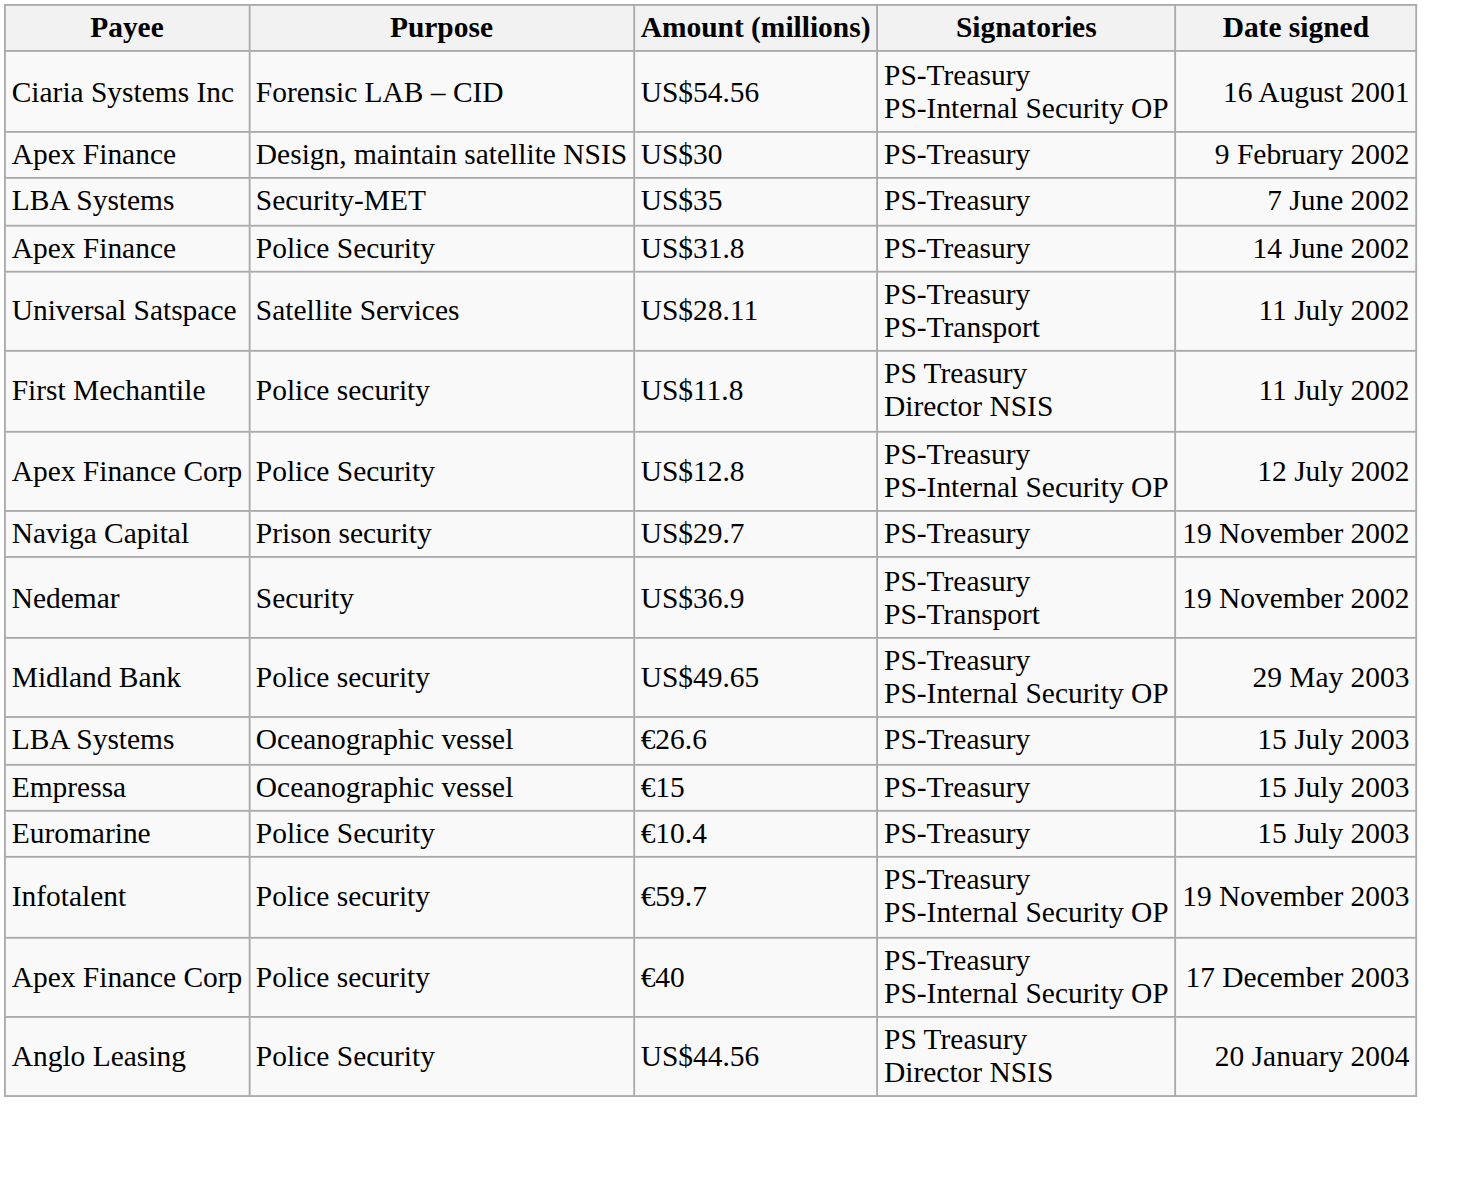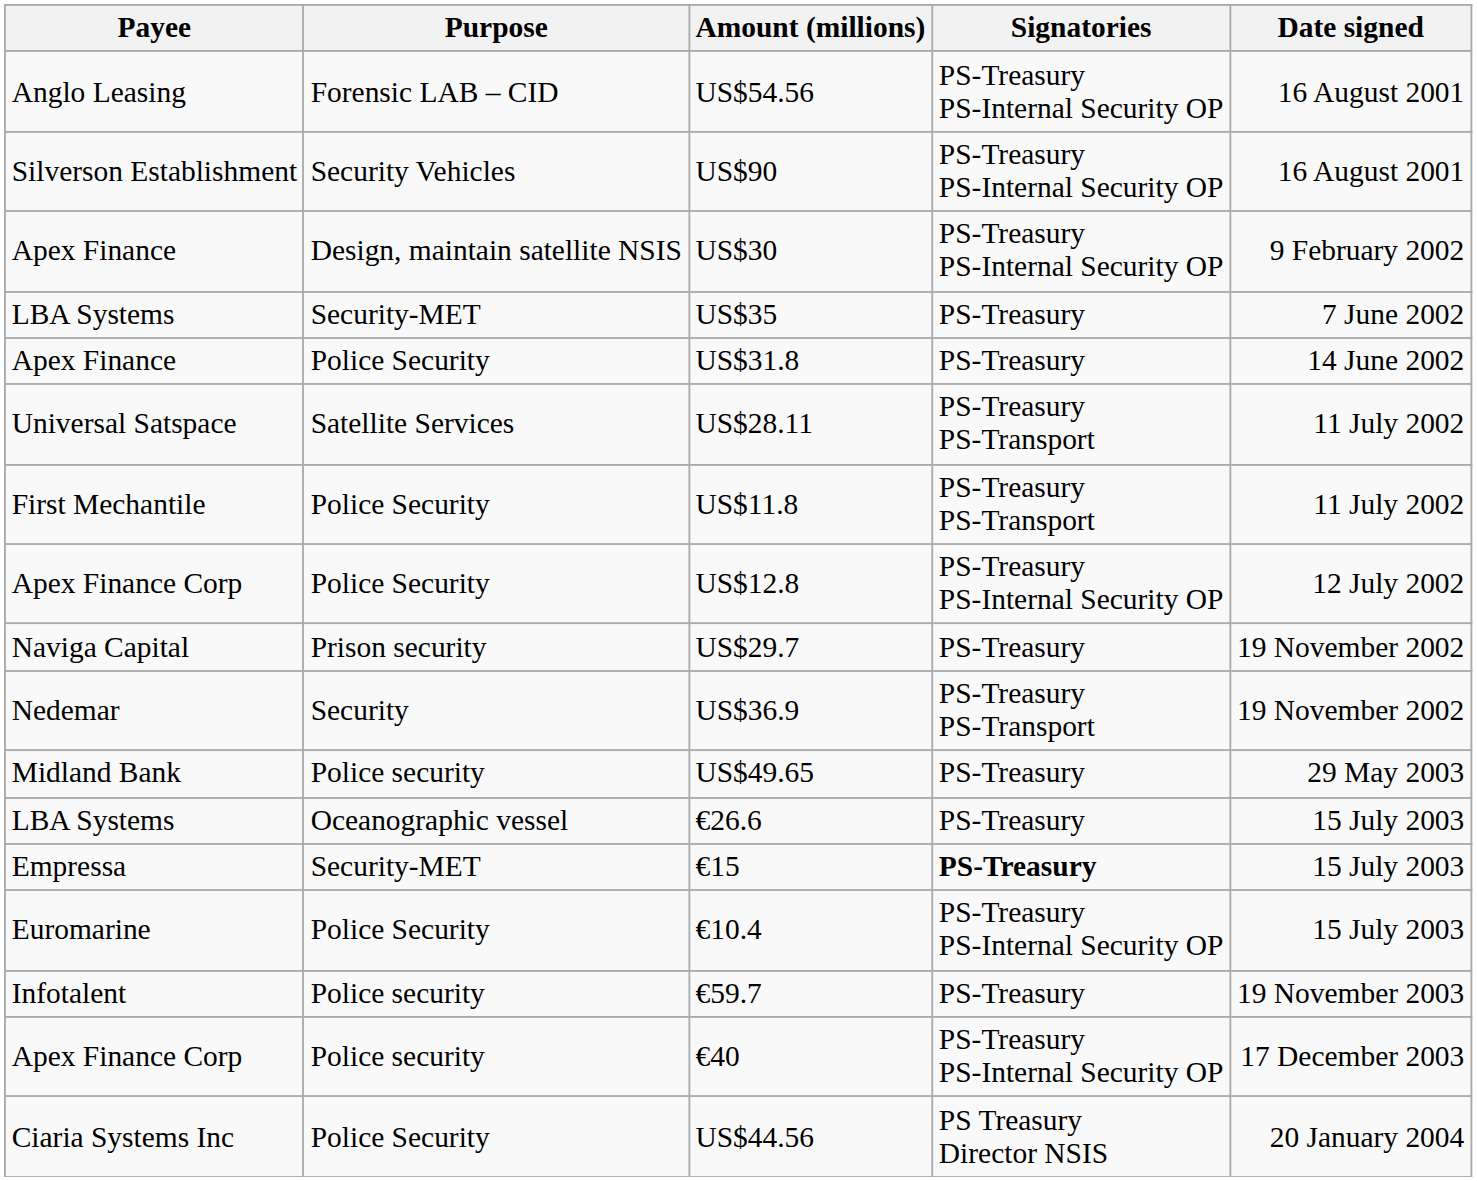(123, 91) Ciaria Systems Inc -> (99, 91) Anglo Leasing
+ row: (736, 170)
(957, 154) PS-Treasury -> (1081, 250) PS-Treasury PS-Internal Security OP
(343, 390) Police security -> (400, 503) Police Security
(969, 390) PS Treasury Director NSIS -> (1017, 503) PS-Treasury PS-Transport
(1026, 676) PS-Treasury PS-Internal Security OP -> (1012, 773) PS-Treasury
(385, 786) Oceanographic vessel -> (396, 866) Security-MET
(957, 786) normal -> (1018, 866) bold
(957, 833) PS-Treasury -> (1081, 929) PS-Treasury PS-Internal Security OP
(1026, 896) PS-Treasury PS-Internal Security OP -> (1012, 993) PS-Treasury
(99, 1056) Anglo Leasing -> (123, 1136) Ciaria Systems Inc
